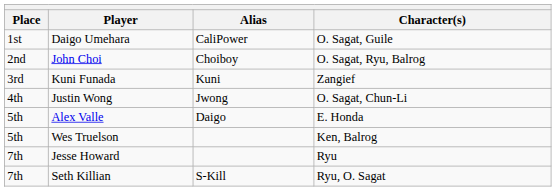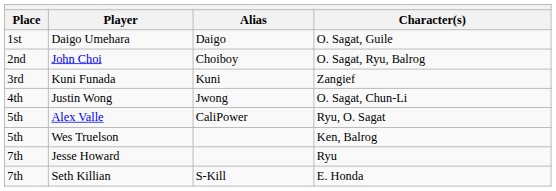(222, 39) CaliPower -> (211, 39) Daigo
(211, 117) Daigo -> (222, 117) CaliPower
(340, 117) E. Honda -> (351, 117) Ryu, O. Sagat
(351, 176) Ryu, O. Sagat -> (340, 176) E. Honda
